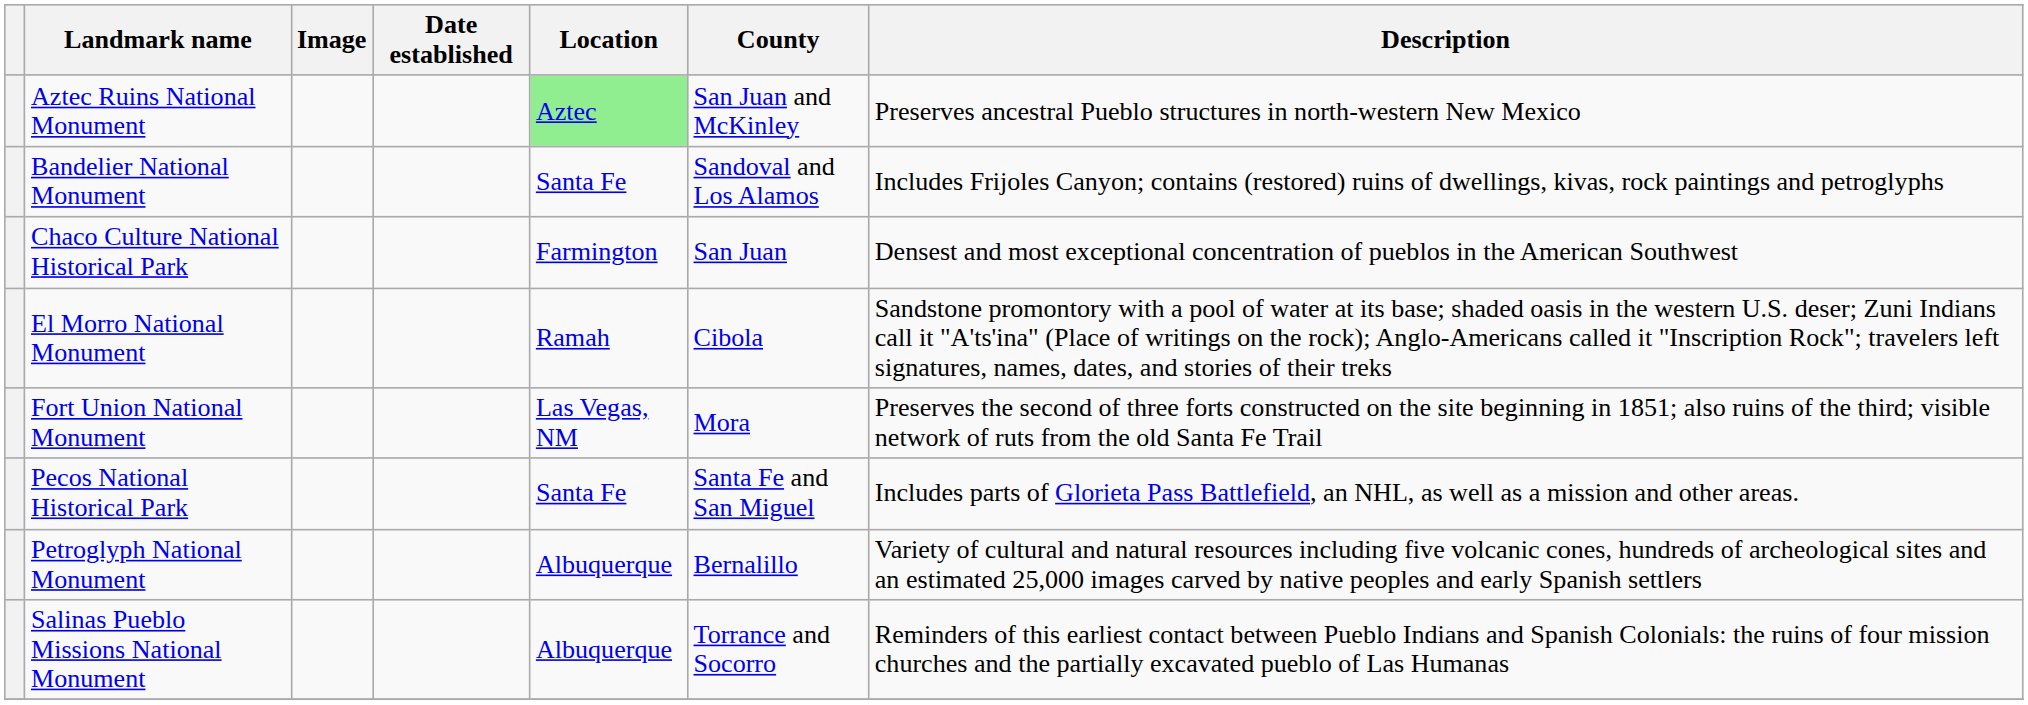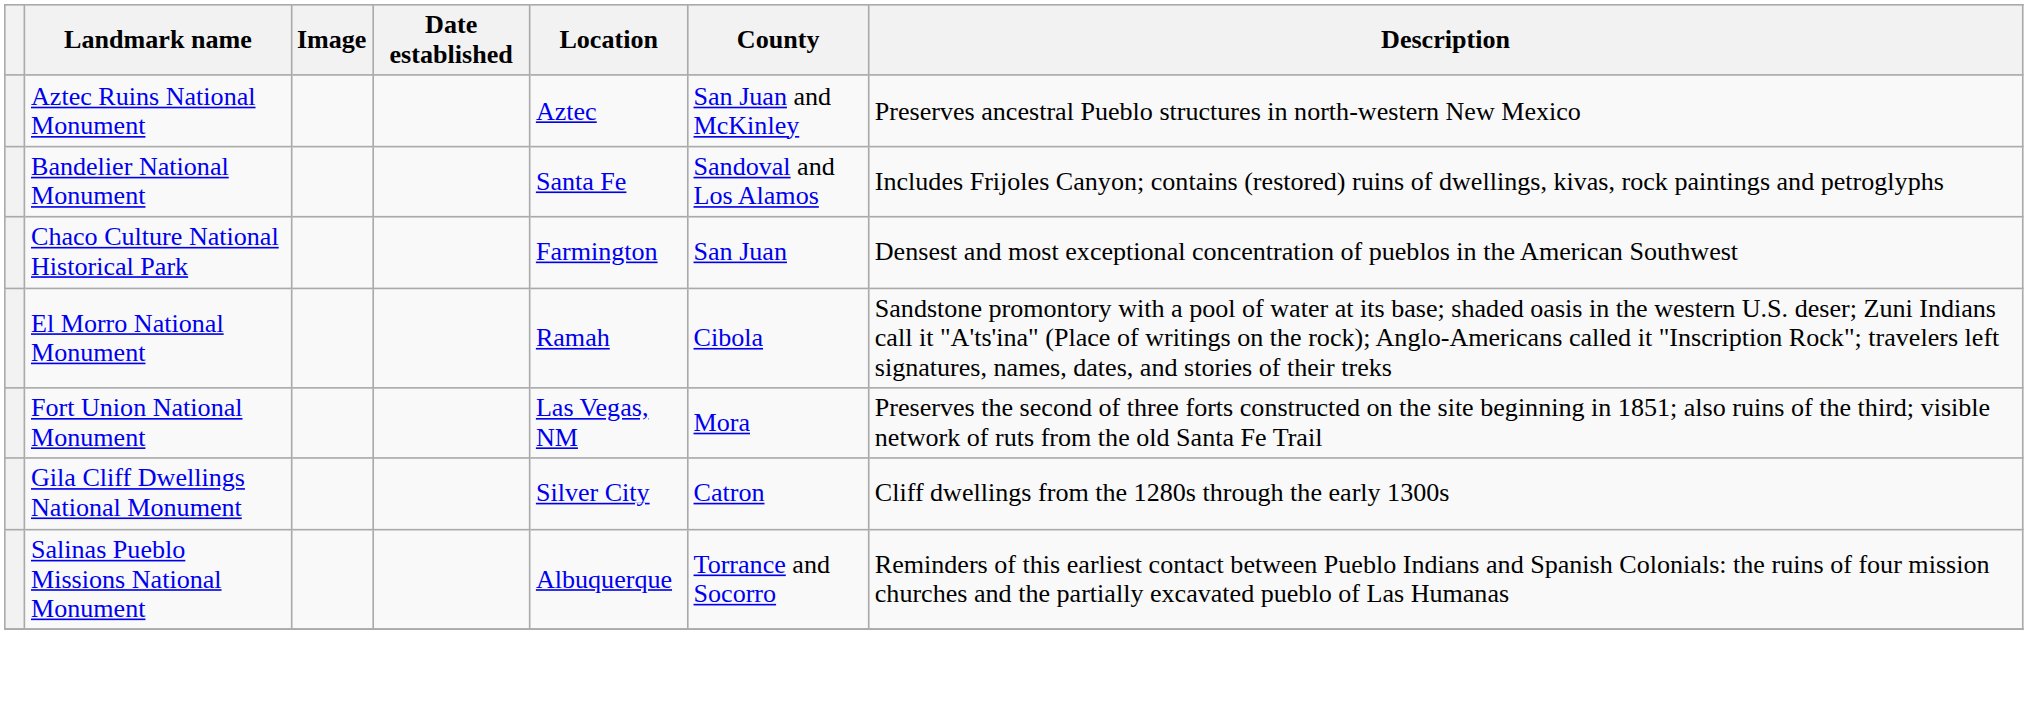(566, 110) lightgreen background -> (566, 110) no background
+ row: (138, 493)
- row: (110, 493)
- row: (136, 564)
